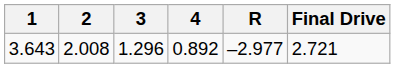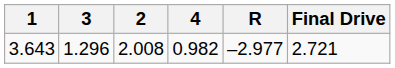columns swapped: (86, 19) <-> (141, 19)
(195, 48) 0.892 -> (195, 48) 0.982
